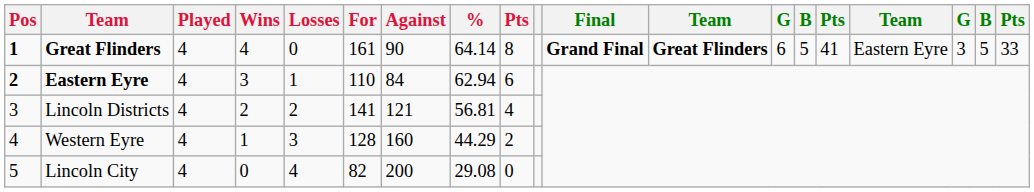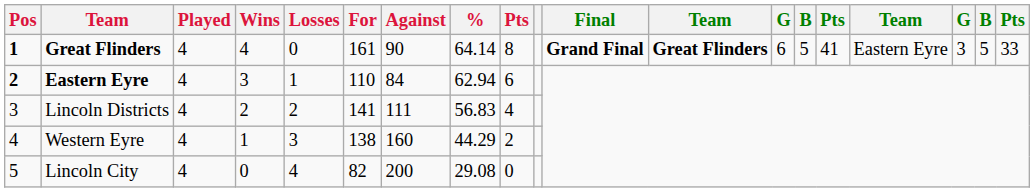(399, 110) 121 -> (399, 110) 111
(475, 110) 56.81 -> (475, 110) 56.83
(362, 140) 128 -> (362, 140) 138
